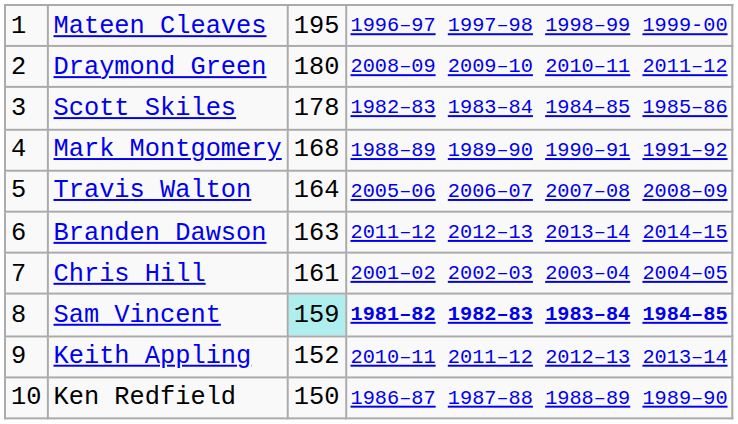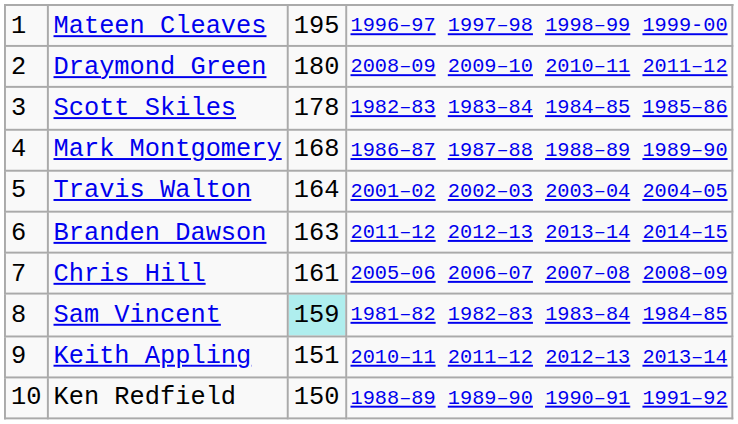(539, 150) 1988–89 1989–90 1990–91 1991–92 -> (539, 150) 1986–87 1987–88 1988–89 1989–90
(539, 191) 2005–06 2006–07 2007–08 2008–09 -> (539, 191) 2001–02 2002–03 2003–04 2004–05
(539, 274) 2001–02 2002–03 2003–04 2004–05 -> (539, 274) 2005–06 2006–07 2007–08 2008–09
(539, 315) bold -> (539, 315) normal
(317, 356) 152 -> (317, 356) 151
(539, 397) 1986–87 1987–88 1988–89 1989–90 -> (539, 397) 1988–89 1989–90 1990–91 1991–92
